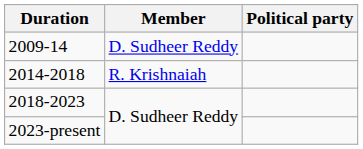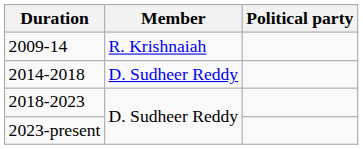(173, 46) D. Sudheer Reddy -> (157, 46) R. Krishnaiah
(157, 74) R. Krishnaiah -> (173, 74) D. Sudheer Reddy
